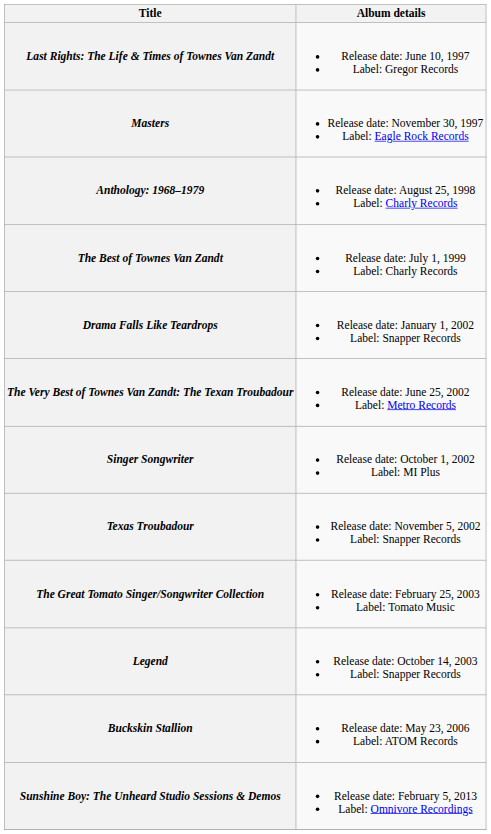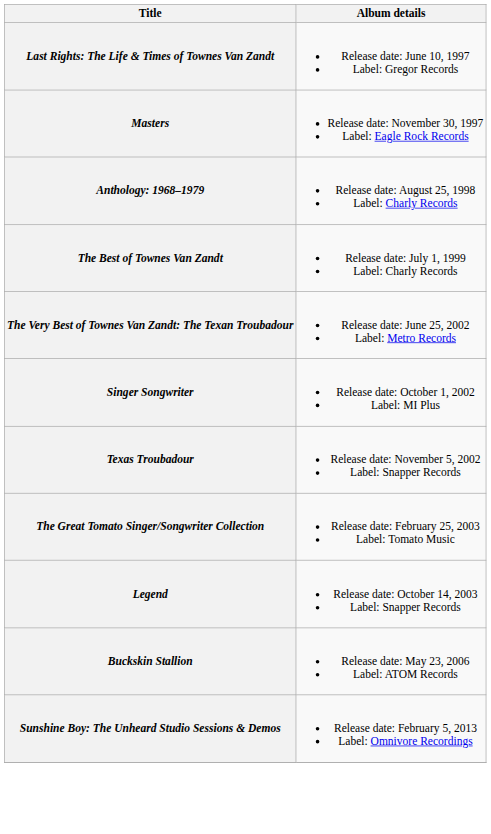- row: (150, 325)
